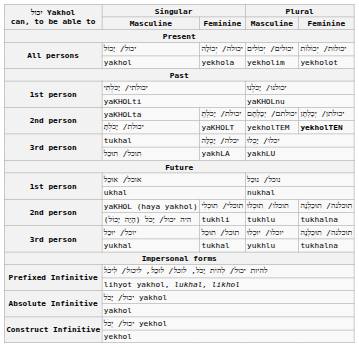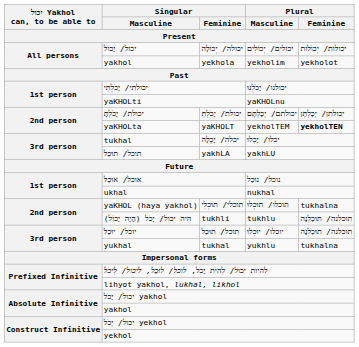(123, 114) yaKHOLta -> (124, 114) יכולת/ יָכֹלְתָּ
(124, 127) יכולת/ יָכֹלְתָּ -> (123, 127) yaKHOLta
(326, 206) תוכלנה/ תוּכַלְנָה -> (319, 205) tukhalna
(319, 219) tukhalna -> (326, 218) תוכלנה/ תוּכַלְנָה
